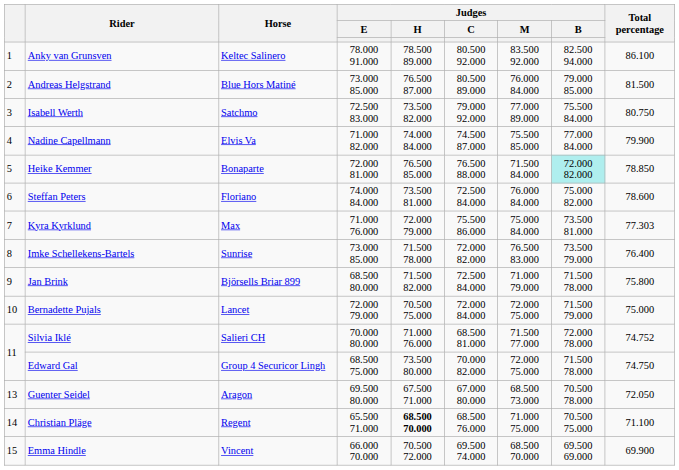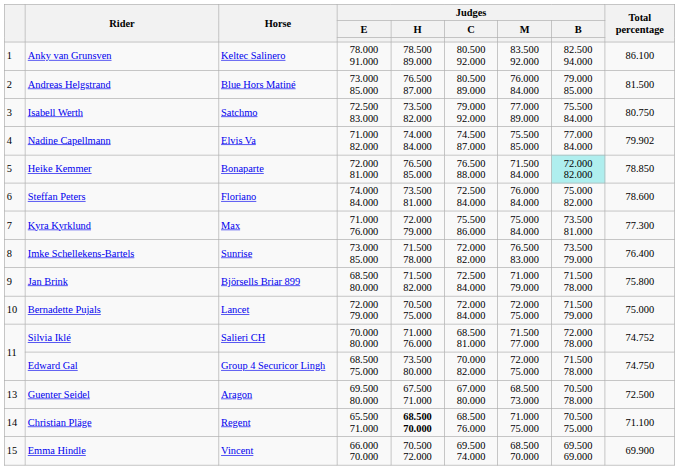(640, 140) 79.900 -> (640, 140) 79.902
(640, 225) 77.303 -> (640, 225) 77.300
(640, 394) 72.050 -> (640, 394) 72.500
